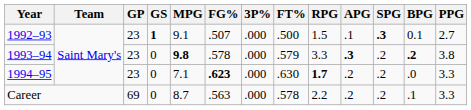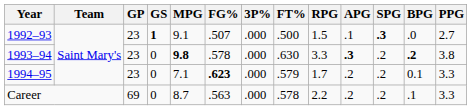(415, 34) 0.1 -> (412, 34) .0
(288, 54) .579 -> (288, 54) .630
(288, 74) .630 -> (288, 74) .579
(319, 74) bold -> (319, 74) normal
(412, 74) .0 -> (415, 74) 0.1
